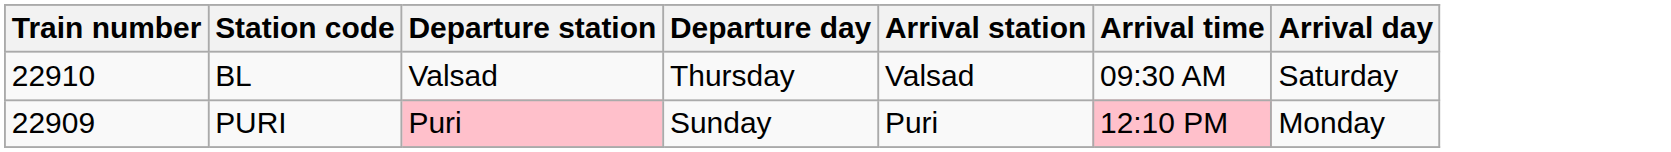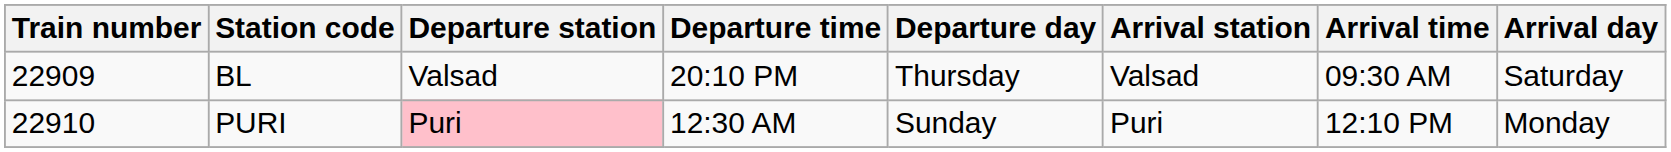+ column: (776, 28)
(53, 75) 22910 -> (53, 75) 22909
(53, 123) 22909 -> (53, 123) 22910
(1164, 123) pink background -> (1389, 123) no background
